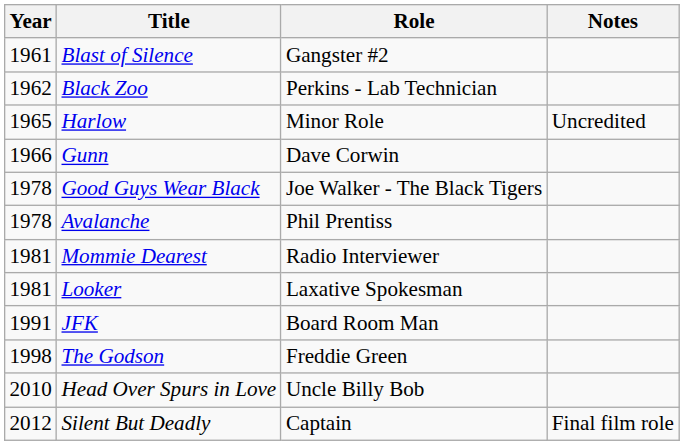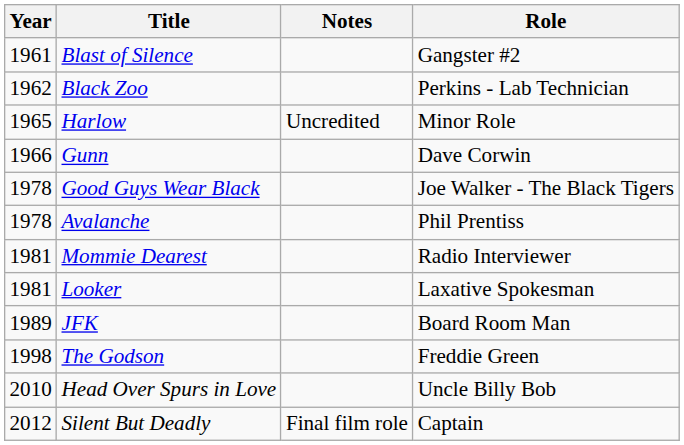columns swapped: (414, 21) <-> (613, 21)
(31, 322) 1991 -> (31, 322) 1989
